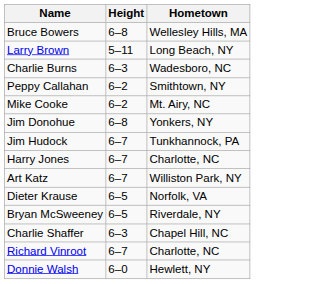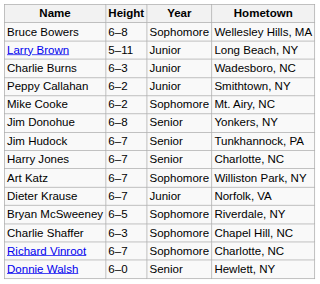+ column: (179, 13)
(118, 196) 6–5 -> (118, 196) 6–7
